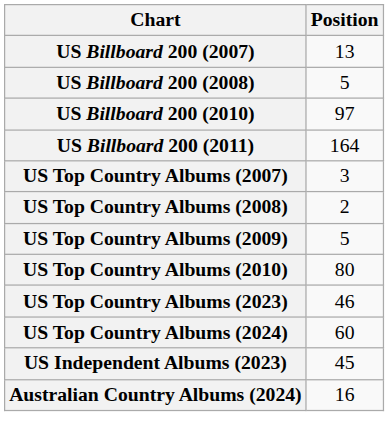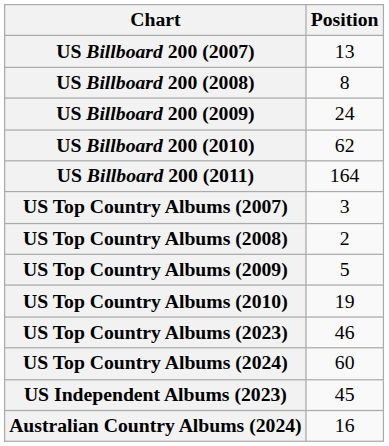(345, 82) 5 -> (345, 82) 8
+ row: (155, 113)
(345, 113) 97 -> (345, 144) 62
(345, 269) 80 -> (345, 301) 19
